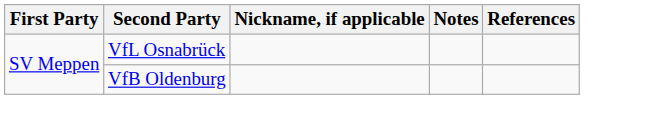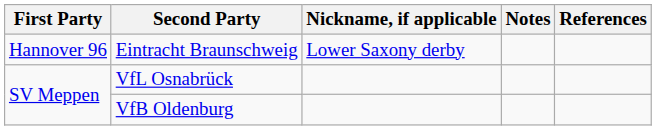+ row: (207, 49)
